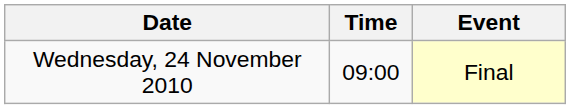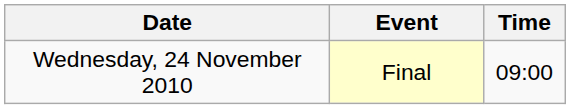columns swapped: (371, 22) <-> (489, 22)
